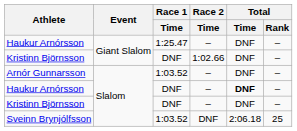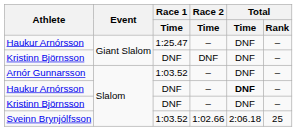(208, 58) 1:02.66 -> (208, 58) DNF
(208, 119) DNF -> (208, 119) 1:02.66
